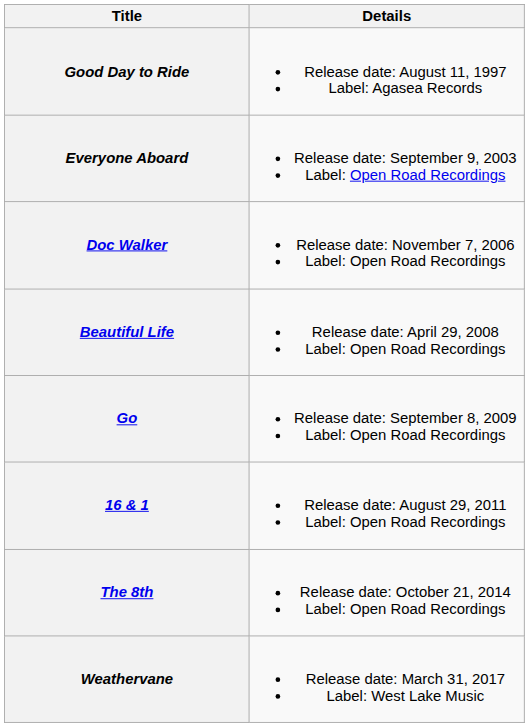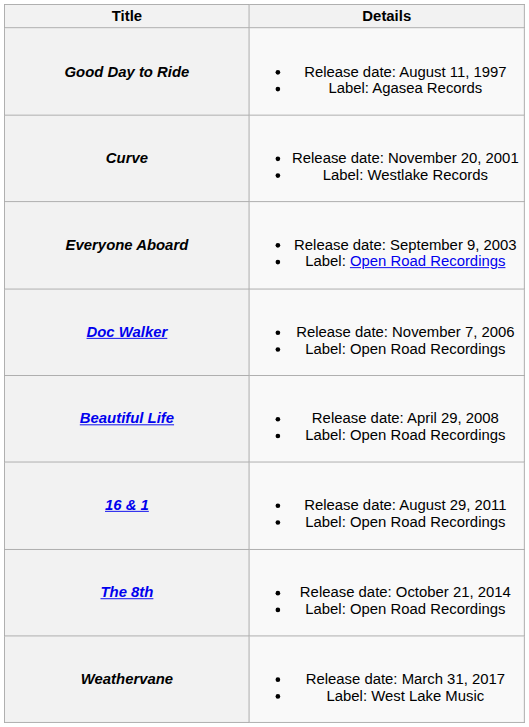+ row: (127, 158)
- row: (127, 418)
